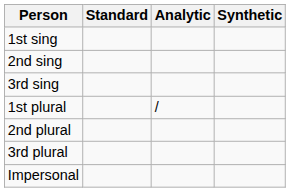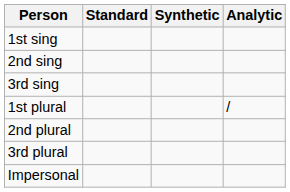columns swapped: (250, 15) <-> (183, 15)
